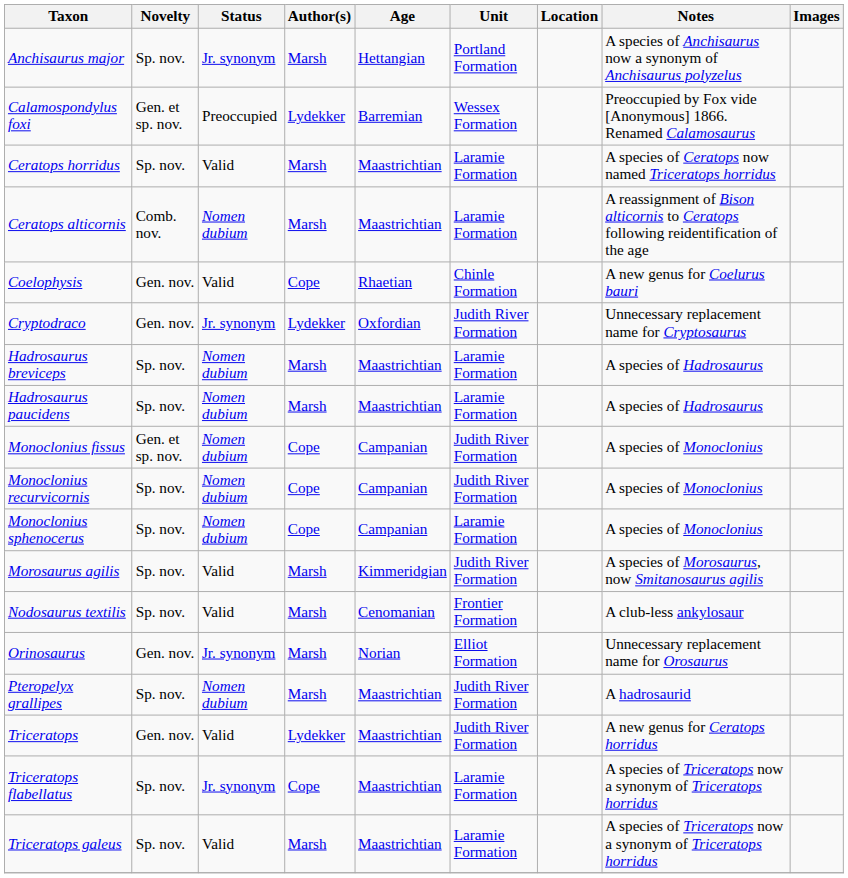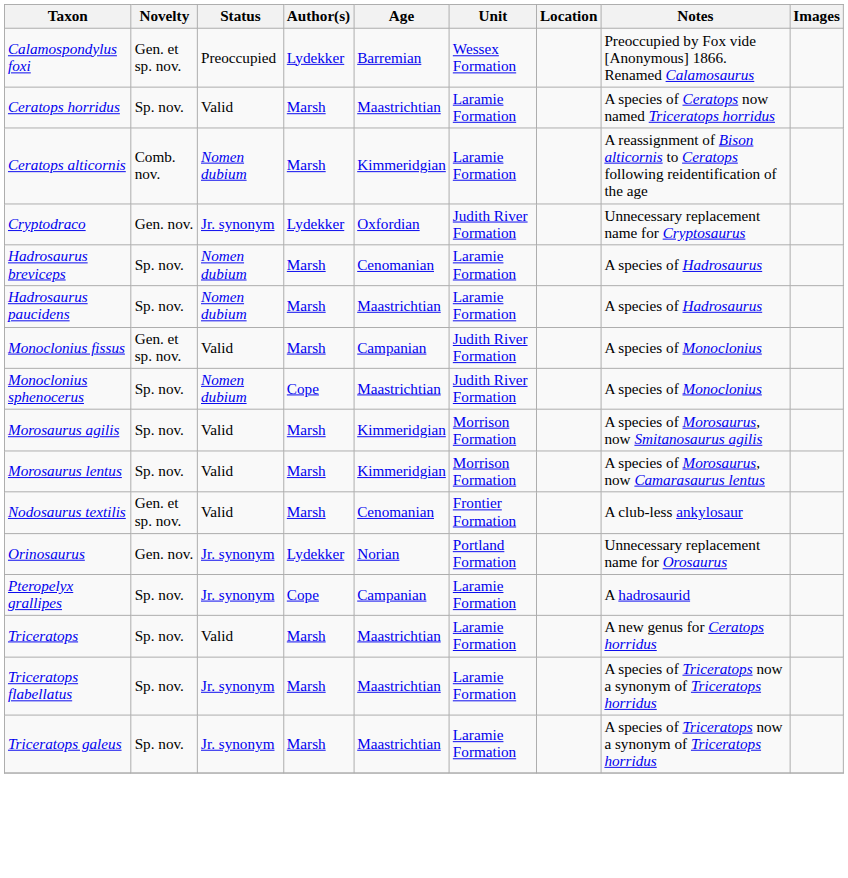- row: (66, 57)
(400, 224) Maastrichtian -> (402, 165) Kimmeridgian
- row: (45, 282)
(400, 364) Maastrichtian -> (396, 265) Cenomanian
(225, 447) Nomen dubium -> (217, 347) Valid
(304, 447) Cope -> (306, 347) Marsh
- row: (49, 488)
(393, 529) Campanian -> (399, 388) Maastrichtian
(485, 529) Laramie Formation -> (490, 388) Judith River Formation
(491, 570) Judith River Formation -> (484, 430) Morrison Formation
+ row: (65, 471)
(160, 612) Sp. nov. -> (158, 512) Gen. et sp. nov.
(307, 653) Marsh -> (316, 553) Lydekker
(485, 653) Elliot Formation -> (484, 553) Portland Formation
(225, 694) Nomen dubium -> (238, 594) Jr. synonym
(307, 694) Marsh -> (303, 594) Cope
(400, 694) Maastrichtian -> (392, 594) Campanian
(491, 694) Judith River Formation -> (484, 594) Laramie Formation
(165, 735) Gen. nov. -> (159, 636) Sp. nov.
(316, 735) Lydekker -> (306, 636) Marsh
(491, 735) Judith River Formation -> (484, 636) Laramie Formation
(304, 785) Cope -> (306, 685) Marsh
(218, 843) Valid -> (238, 744) Jr. synonym
